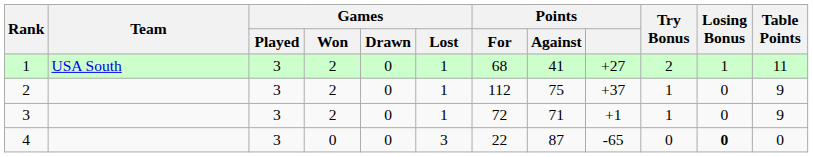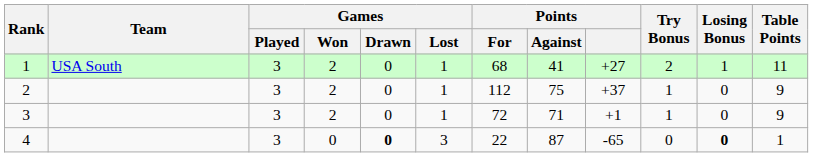(388, 139) normal -> (388, 139) bold
(780, 139) 0 -> (780, 139) 1
